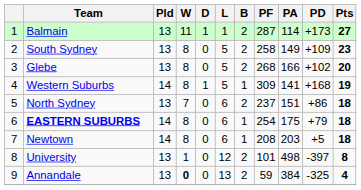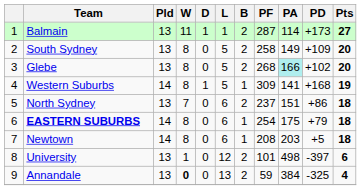(345, 49) 23 -> (345, 49) 20
(290, 67) no background -> (290, 67) paleturquoise background
(345, 157) 8 -> (345, 157) 6
